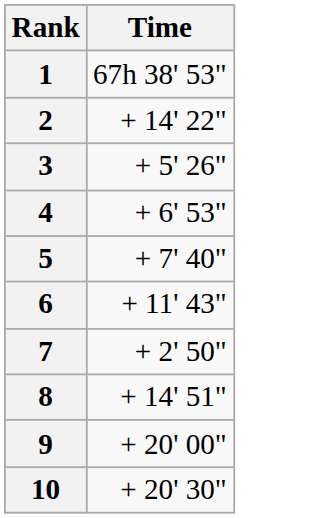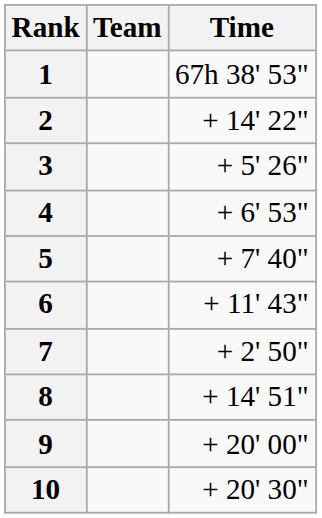+ column: (127, 27)
